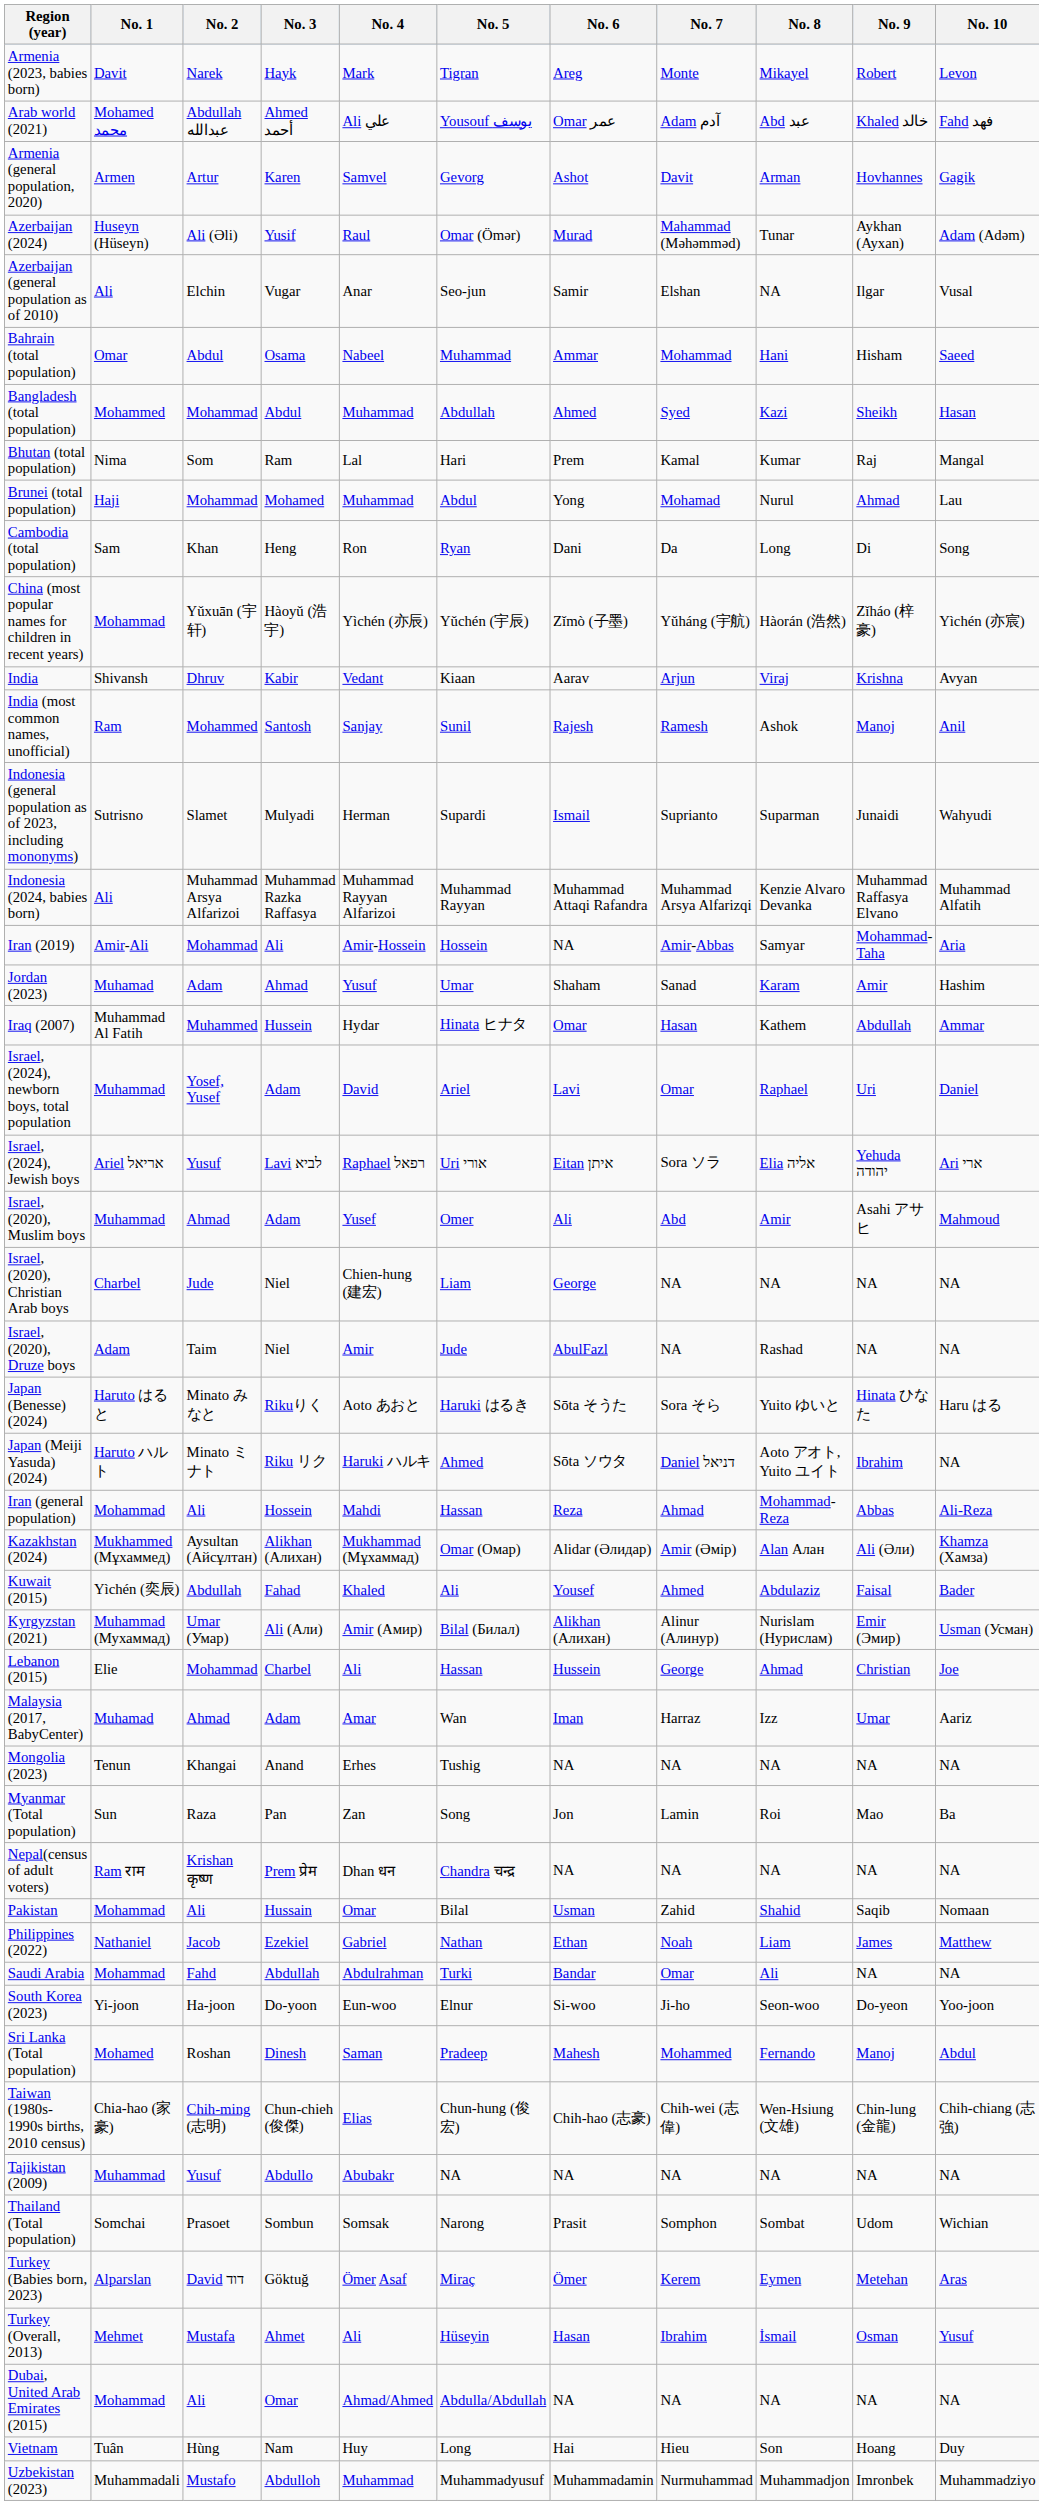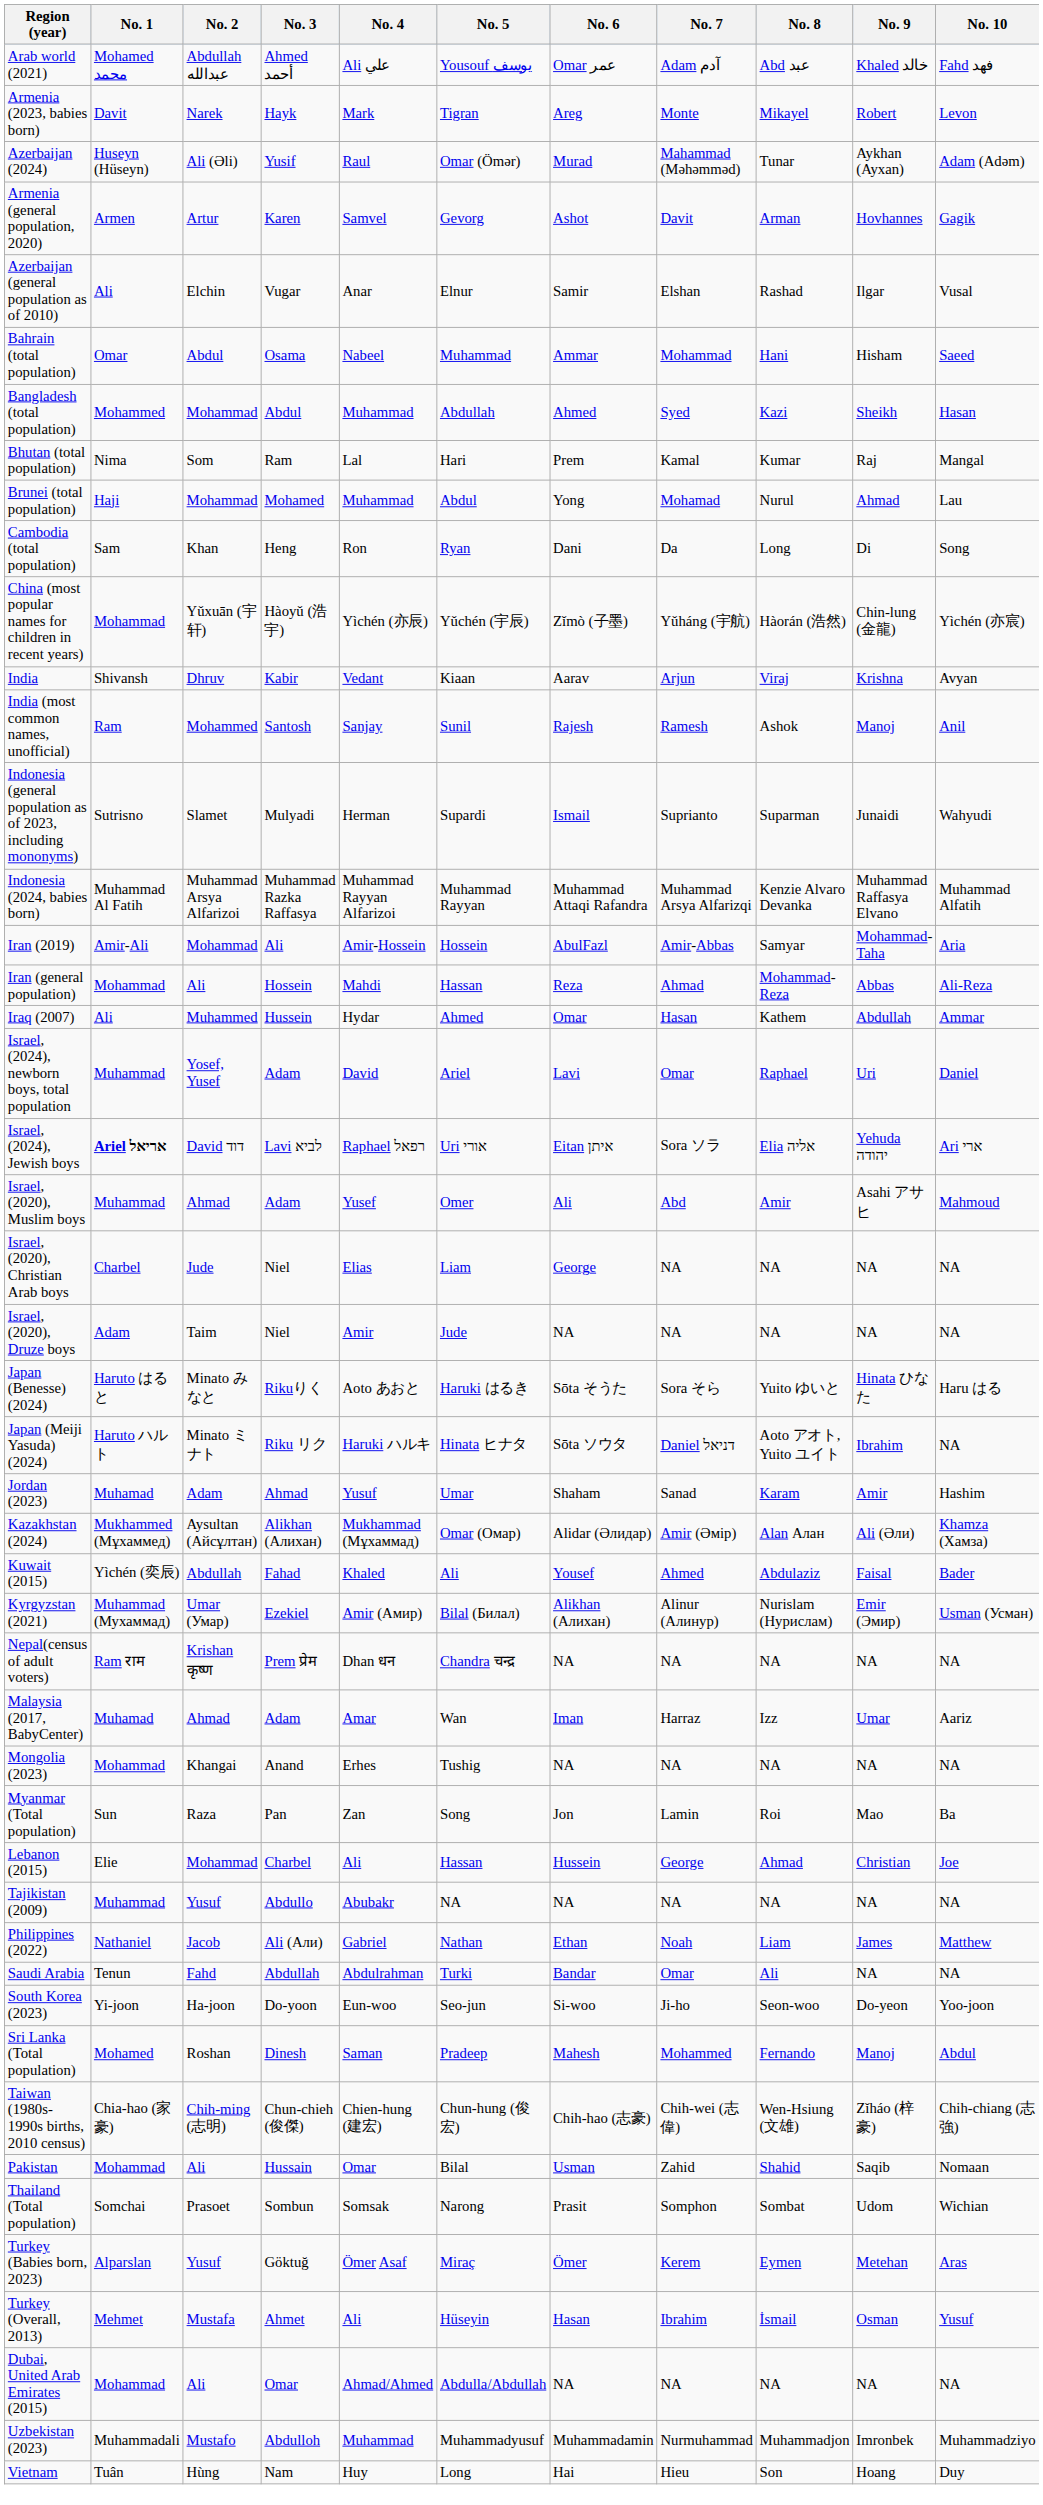rows swapped: (42, 121) <-> (48, 72)
rows swapped: (41, 178) <-> (40, 234)
(463, 291) Seo-jun -> (456, 291) Elnur
(770, 291) NA -> (781, 291) Rashad
(885, 621) Zǐháo (梓豪) -> (886, 620) Chin-lung (金龍)
(103, 897) Ali -> (130, 897) Muhammad Al Fatih
(564, 945) NA -> (580, 945) AbulFazl
rows swapped: (46, 1510) <-> (27, 985)
(130, 1025) Muhammad Al Fatih -> (103, 1016) Ali
(484, 1024) Hinata ヒナタ -> (462, 1016) Ahmed
(129, 1162) normal -> (130, 1146) bold
(204, 1162) Yusuf -> (215, 1146) David דוד
(377, 1283) Chien-hung (建宏) -> (357, 1267) Elias
(580, 1348) AbulFazl -> (564, 1332) NA
(781, 1348) Rashad -> (770, 1332) NA
(462, 1461) Ahmed -> (484, 1444) Hinata ヒナタ
(294, 1629) Ali (Али) -> (287, 1613) Ezekiel
rows swapped: (34, 1669) <-> (47, 1870)
(112, 1766) Tenun -> (130, 1766) Mohammad
rows swapped: (33, 1910) <-> (37, 2174)
(287, 1942) Ezekiel -> (294, 1942) Ali (Али)
(130, 1973) Mohammad -> (112, 1973) Tenun
(456, 2005) Elnur -> (463, 2005) Seo-jun
(357, 2118) Elias -> (377, 2117) Chien-hung (建宏)
(886, 2117) Chin-lung (金龍) -> (885, 2117) Zǐháo (梓豪)
(215, 2279) David דוד -> (204, 2262) Yusuf
rows swapped: (41, 2480) <-> (33, 2448)
